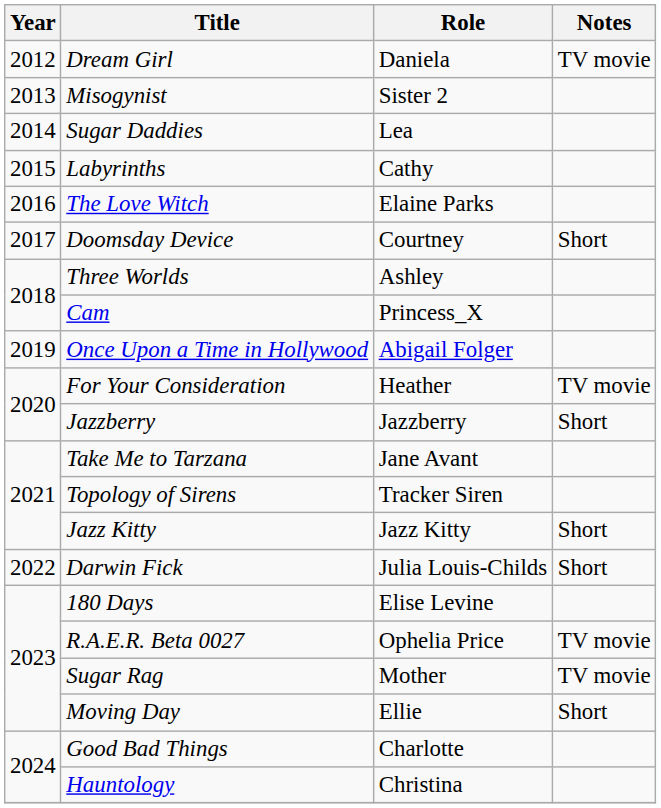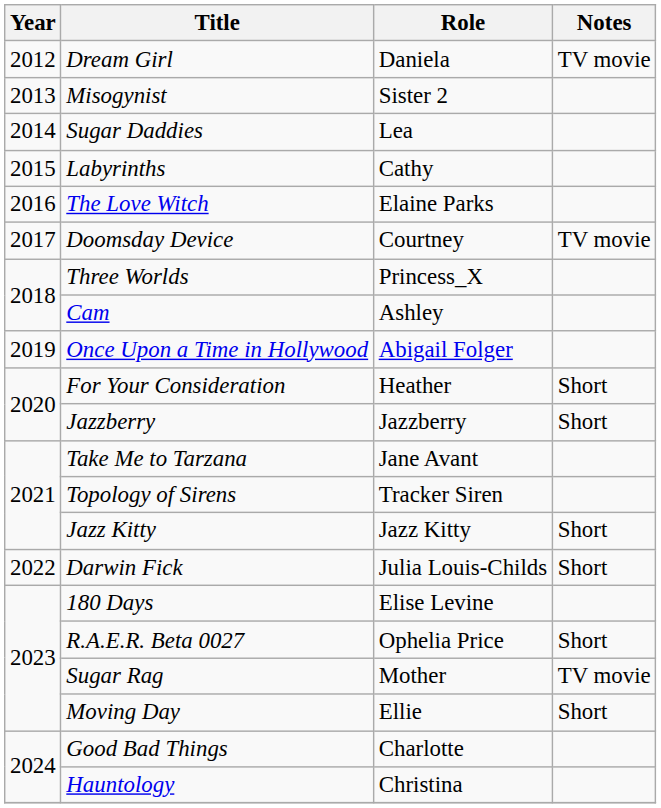(582, 240) Short -> (604, 240) TV movie
(411, 276) Ashley -> (431, 276) Princess_X
(431, 312) Princess_X -> (411, 312) Ashley
(604, 385) TV movie -> (582, 385) Short
(604, 639) TV movie -> (582, 639) Short
